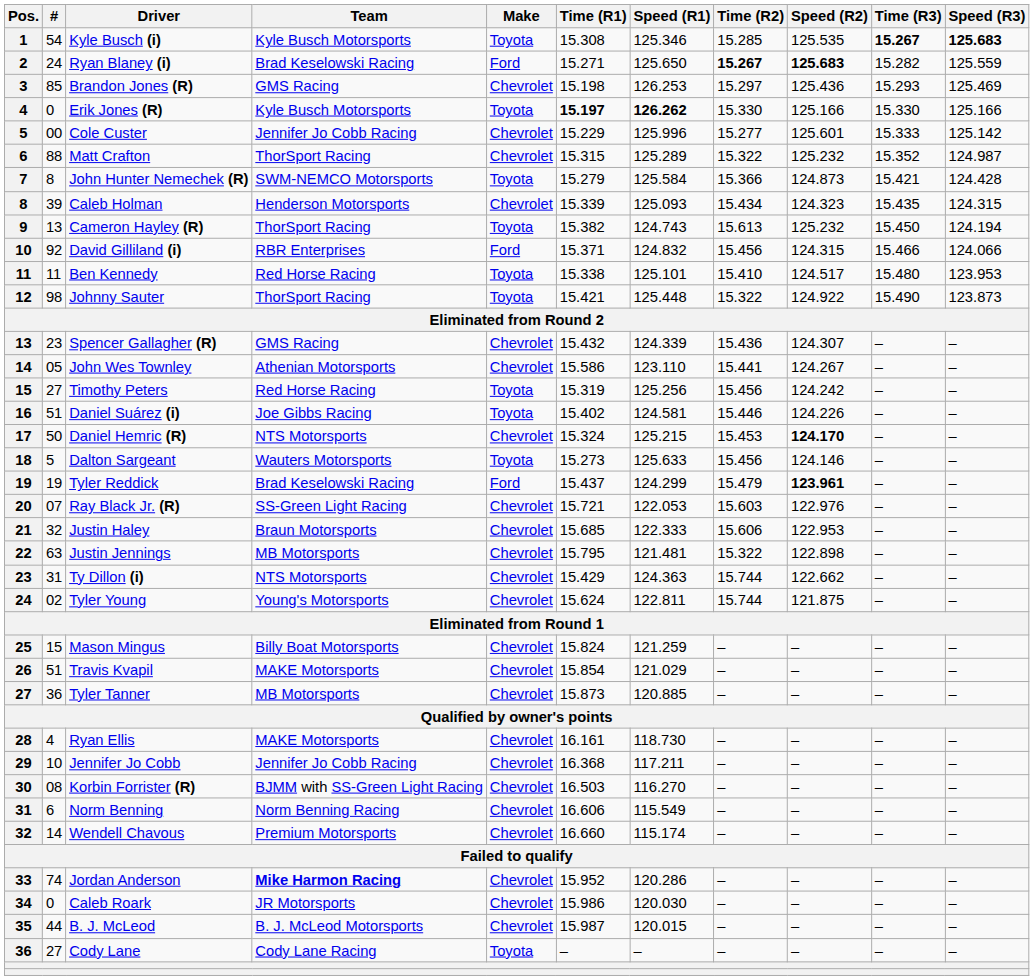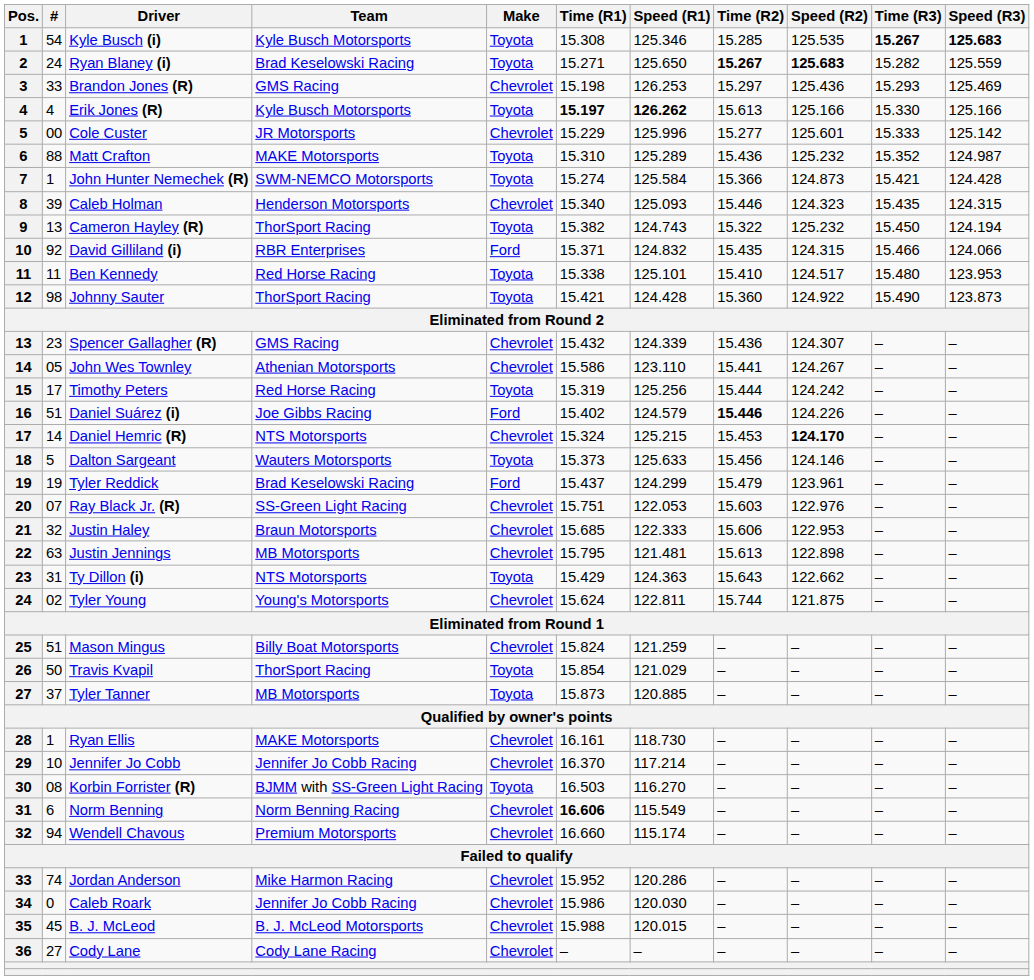(505, 63) Ford -> (512, 63) Toyota
(54, 86) 85 -> (54, 86) 33
(50, 110) 0 -> (50, 110) 4
(740, 110) 15.330 -> (740, 110) 15.613
(336, 133) Jennifer Jo Cobb Racing -> (305, 133) JR Motorsports
(313, 156) ThorSport Racing -> (317, 156) MAKE Motorsports
(521, 156) Chevrolet -> (512, 156) Toyota
(582, 156) 15.315 -> (582, 156) 15.310
(740, 156) 15.322 -> (740, 156) 15.436
(50, 180) 8 -> (50, 180) 1
(582, 180) 15.279 -> (582, 180) 15.274
(582, 203) 15.339 -> (582, 203) 15.340
(740, 203) 15.434 -> (740, 203) 15.446
(740, 226) 15.613 -> (740, 226) 15.322
(740, 250) 15.456 -> (740, 250) 15.435
(660, 296) 125.448 -> (660, 296) 124.428
(740, 296) 15.322 -> (740, 296) 15.360
(54, 390) 27 -> (54, 390) 17
(740, 390) 15.456 -> (740, 390) 15.444
(512, 413) Toyota -> (505, 413) Ford
(660, 413) 124.581 -> (660, 413) 124.579
(740, 413) normal -> (740, 413) bold
(54, 436) 50 -> (54, 436) 14
(582, 460) 15.273 -> (582, 460) 15.373
(818, 483) bold -> (818, 483) normal
(582, 506) 15.721 -> (582, 506) 15.751
(740, 553) 15.322 -> (740, 553) 15.613
(521, 577) Chevrolet -> (512, 577) Toyota
(740, 577) 15.744 -> (740, 577) 15.643
(54, 647) 15 -> (54, 647) 51
(54, 670) 51 -> (54, 670) 50
(317, 670) MAKE Motorsports -> (313, 670) ThorSport Racing
(521, 670) Chevrolet -> (512, 670) Toyota
(54, 693) 36 -> (54, 693) 37
(521, 693) Chevrolet -> (512, 693) Toyota
(50, 740) 4 -> (50, 740) 1
(582, 763) 16.368 -> (582, 763) 16.370
(659, 763) 117.211 -> (660, 763) 117.214
(521, 787) Chevrolet -> (512, 787) Toyota
(582, 810) normal -> (582, 810) bold
(54, 833) 14 -> (54, 833) 94
(328, 880) bold -> (324, 880) normal
(305, 903) JR Motorsports -> (336, 903) Jennifer Jo Cobb Racing
(54, 927) 44 -> (54, 927) 45
(582, 927) 15.987 -> (582, 927) 15.988
(512, 950) Toyota -> (521, 950) Chevrolet
